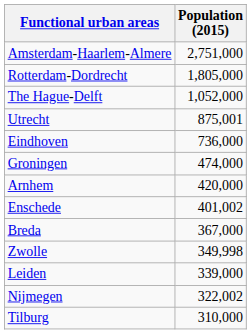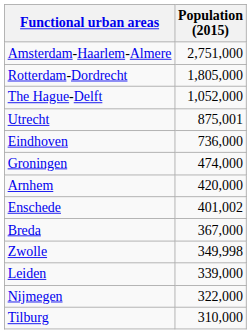(220, 296) 322,002 -> (220, 296) 322,000
